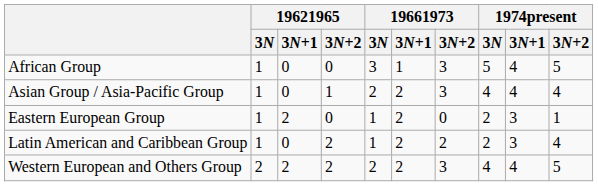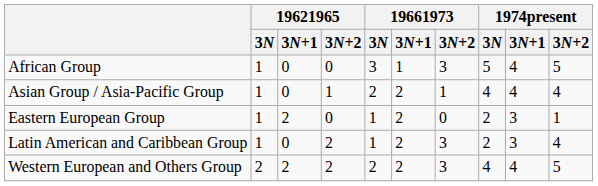(443, 92) 3 -> (443, 92) 1
(443, 142) 2 -> (443, 142) 3
